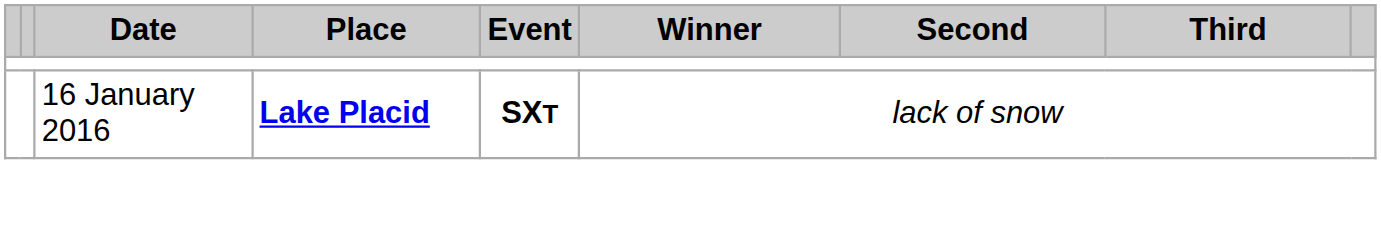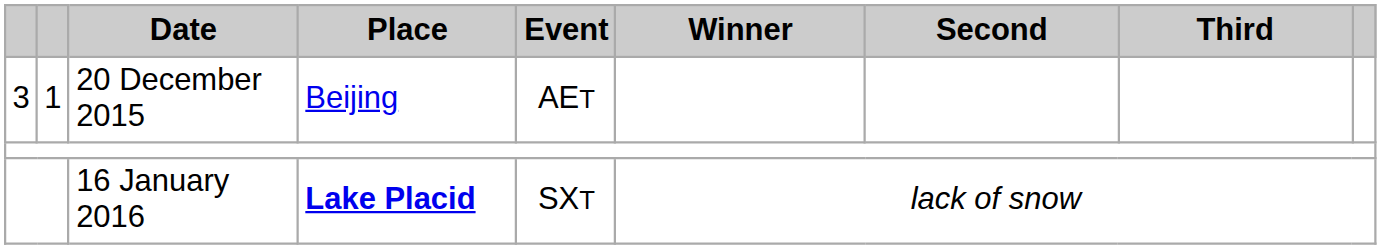+ row: (169, 98)
(530, 112) bold -> (566, 199) normal
